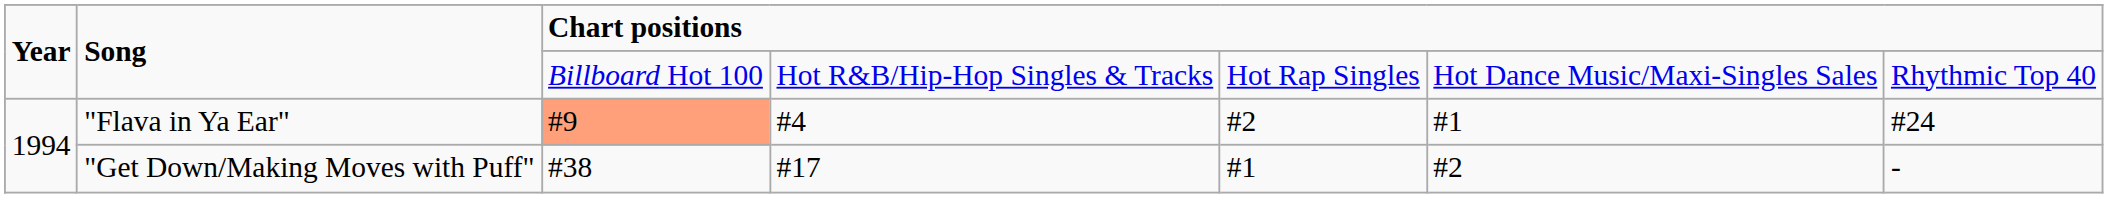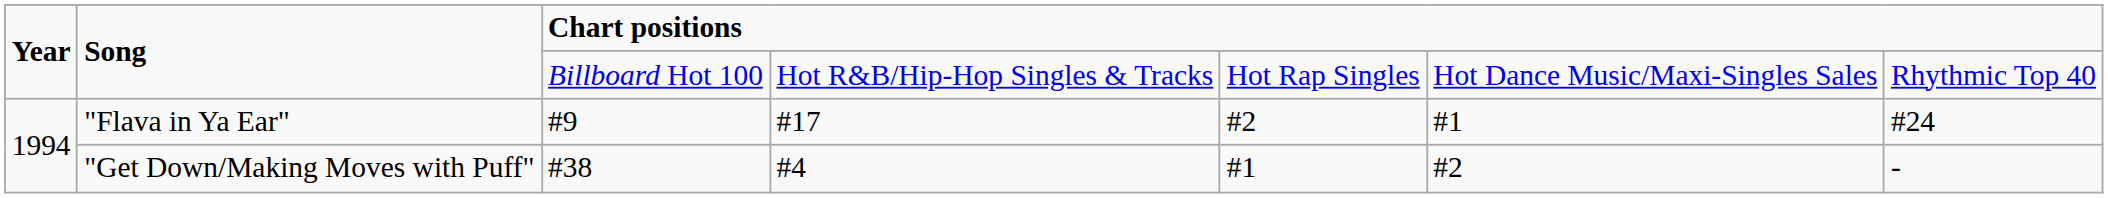(563, 121) lightsalmon background -> (563, 121) no background
(791, 121) #4 -> (799, 121) #17
(799, 167) #17 -> (791, 167) #4
